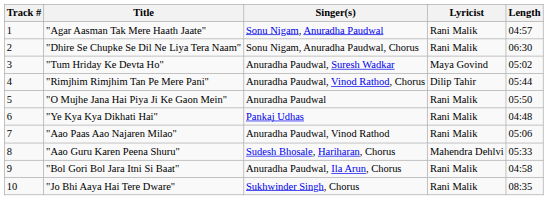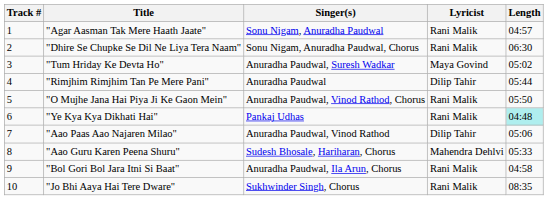(336, 82) Anuradha Paudwal, Vinod Rathod, Chorus -> (286, 82) Anuradha Paudwal
(286, 99) Anuradha Paudwal -> (336, 99) Anuradha Paudwal, Vinod Rathod, Chorus
(520, 117) no background -> (520, 117) paleturquoise background
(454, 134) Rani Malik -> (453, 134) Dilip Tahir
